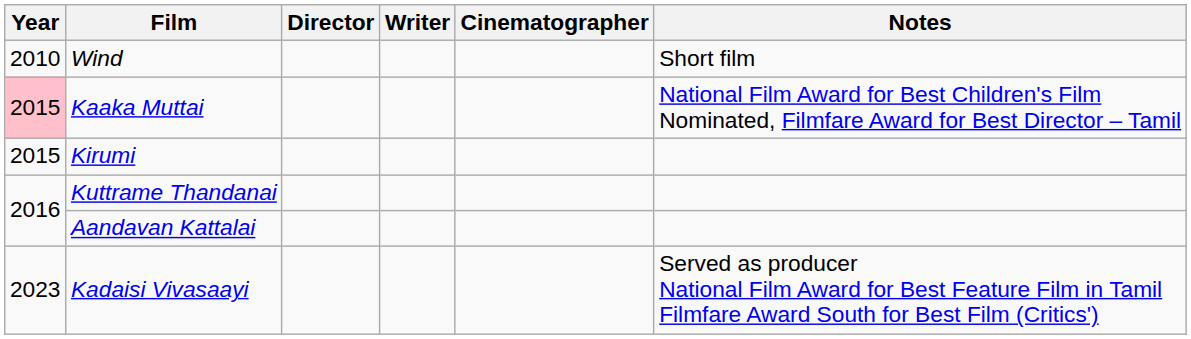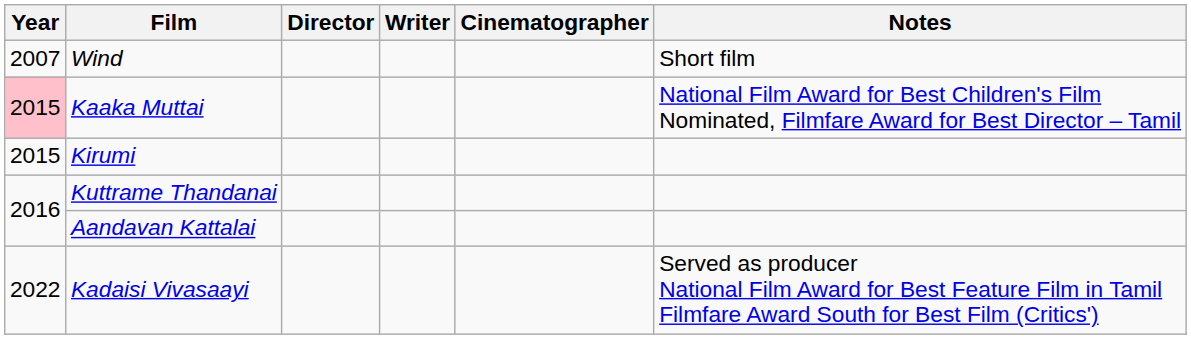(35, 58) 2010 -> (35, 58) 2007
(35, 289) 2023 -> (35, 289) 2022
